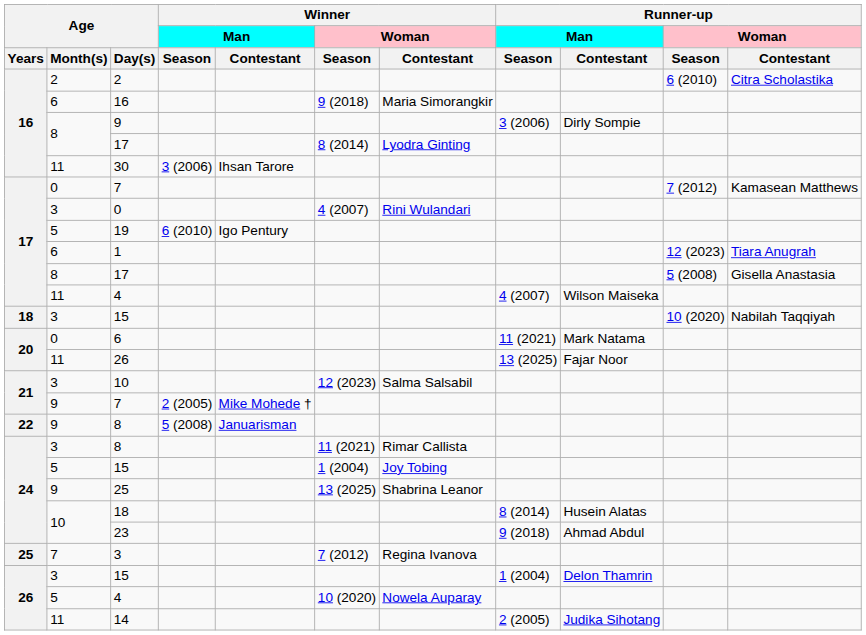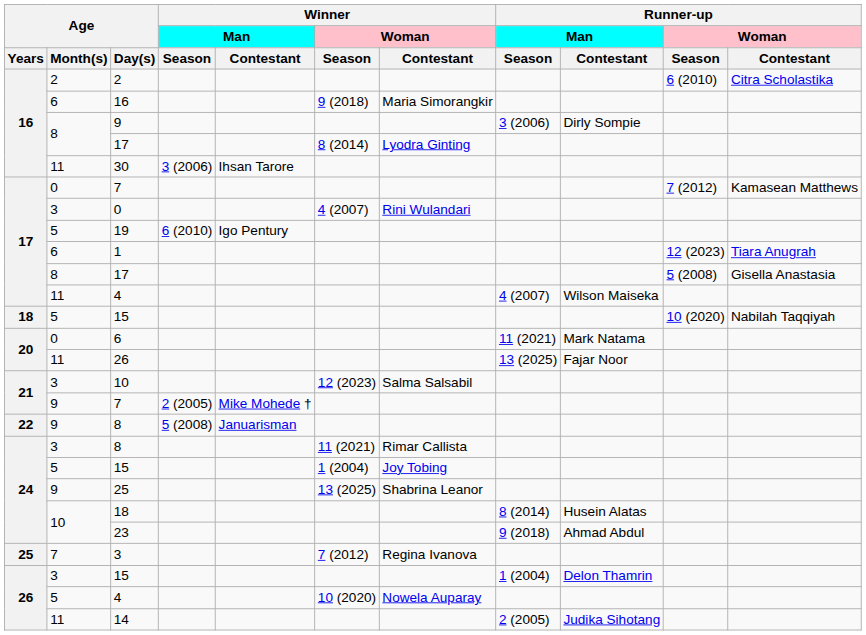(54, 317) 3 -> (54, 317) 5
